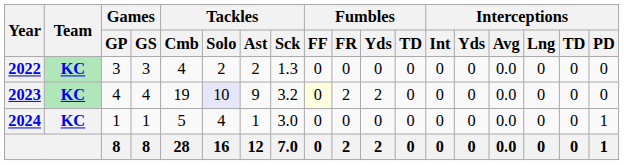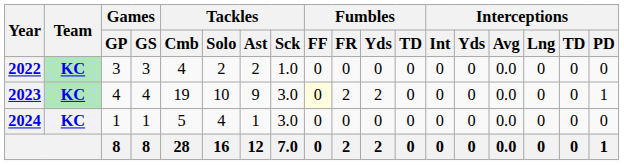(288, 69) 1.3 -> (288, 69) 1.0
(221, 95) lavender background -> (221, 95) no background
(288, 95) 3.2 -> (288, 95) 3.0
(604, 95) 0 -> (604, 95) 1
(604, 120) 1 -> (604, 120) 0
